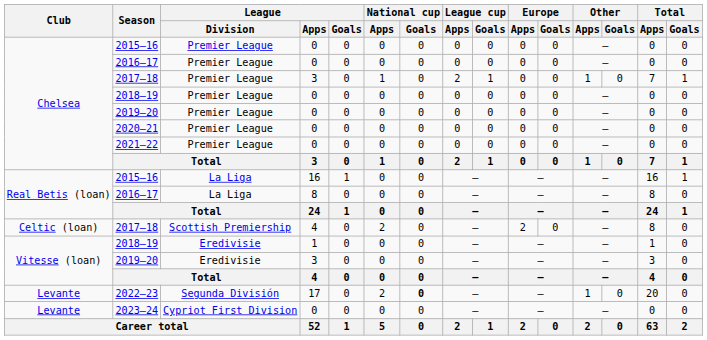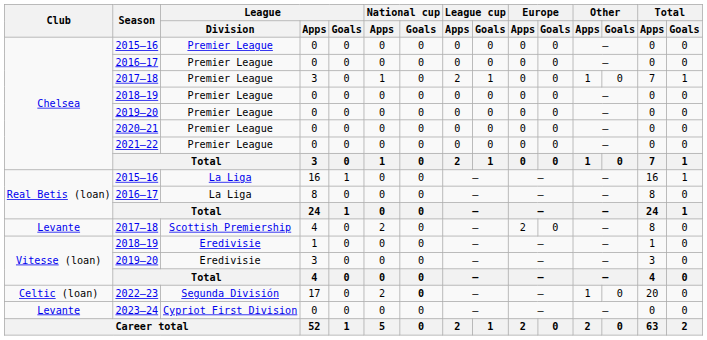(59, 227) Celtic (loan) -> (59, 227) Levante
(59, 294) Levante -> (59, 294) Celtic (loan)
